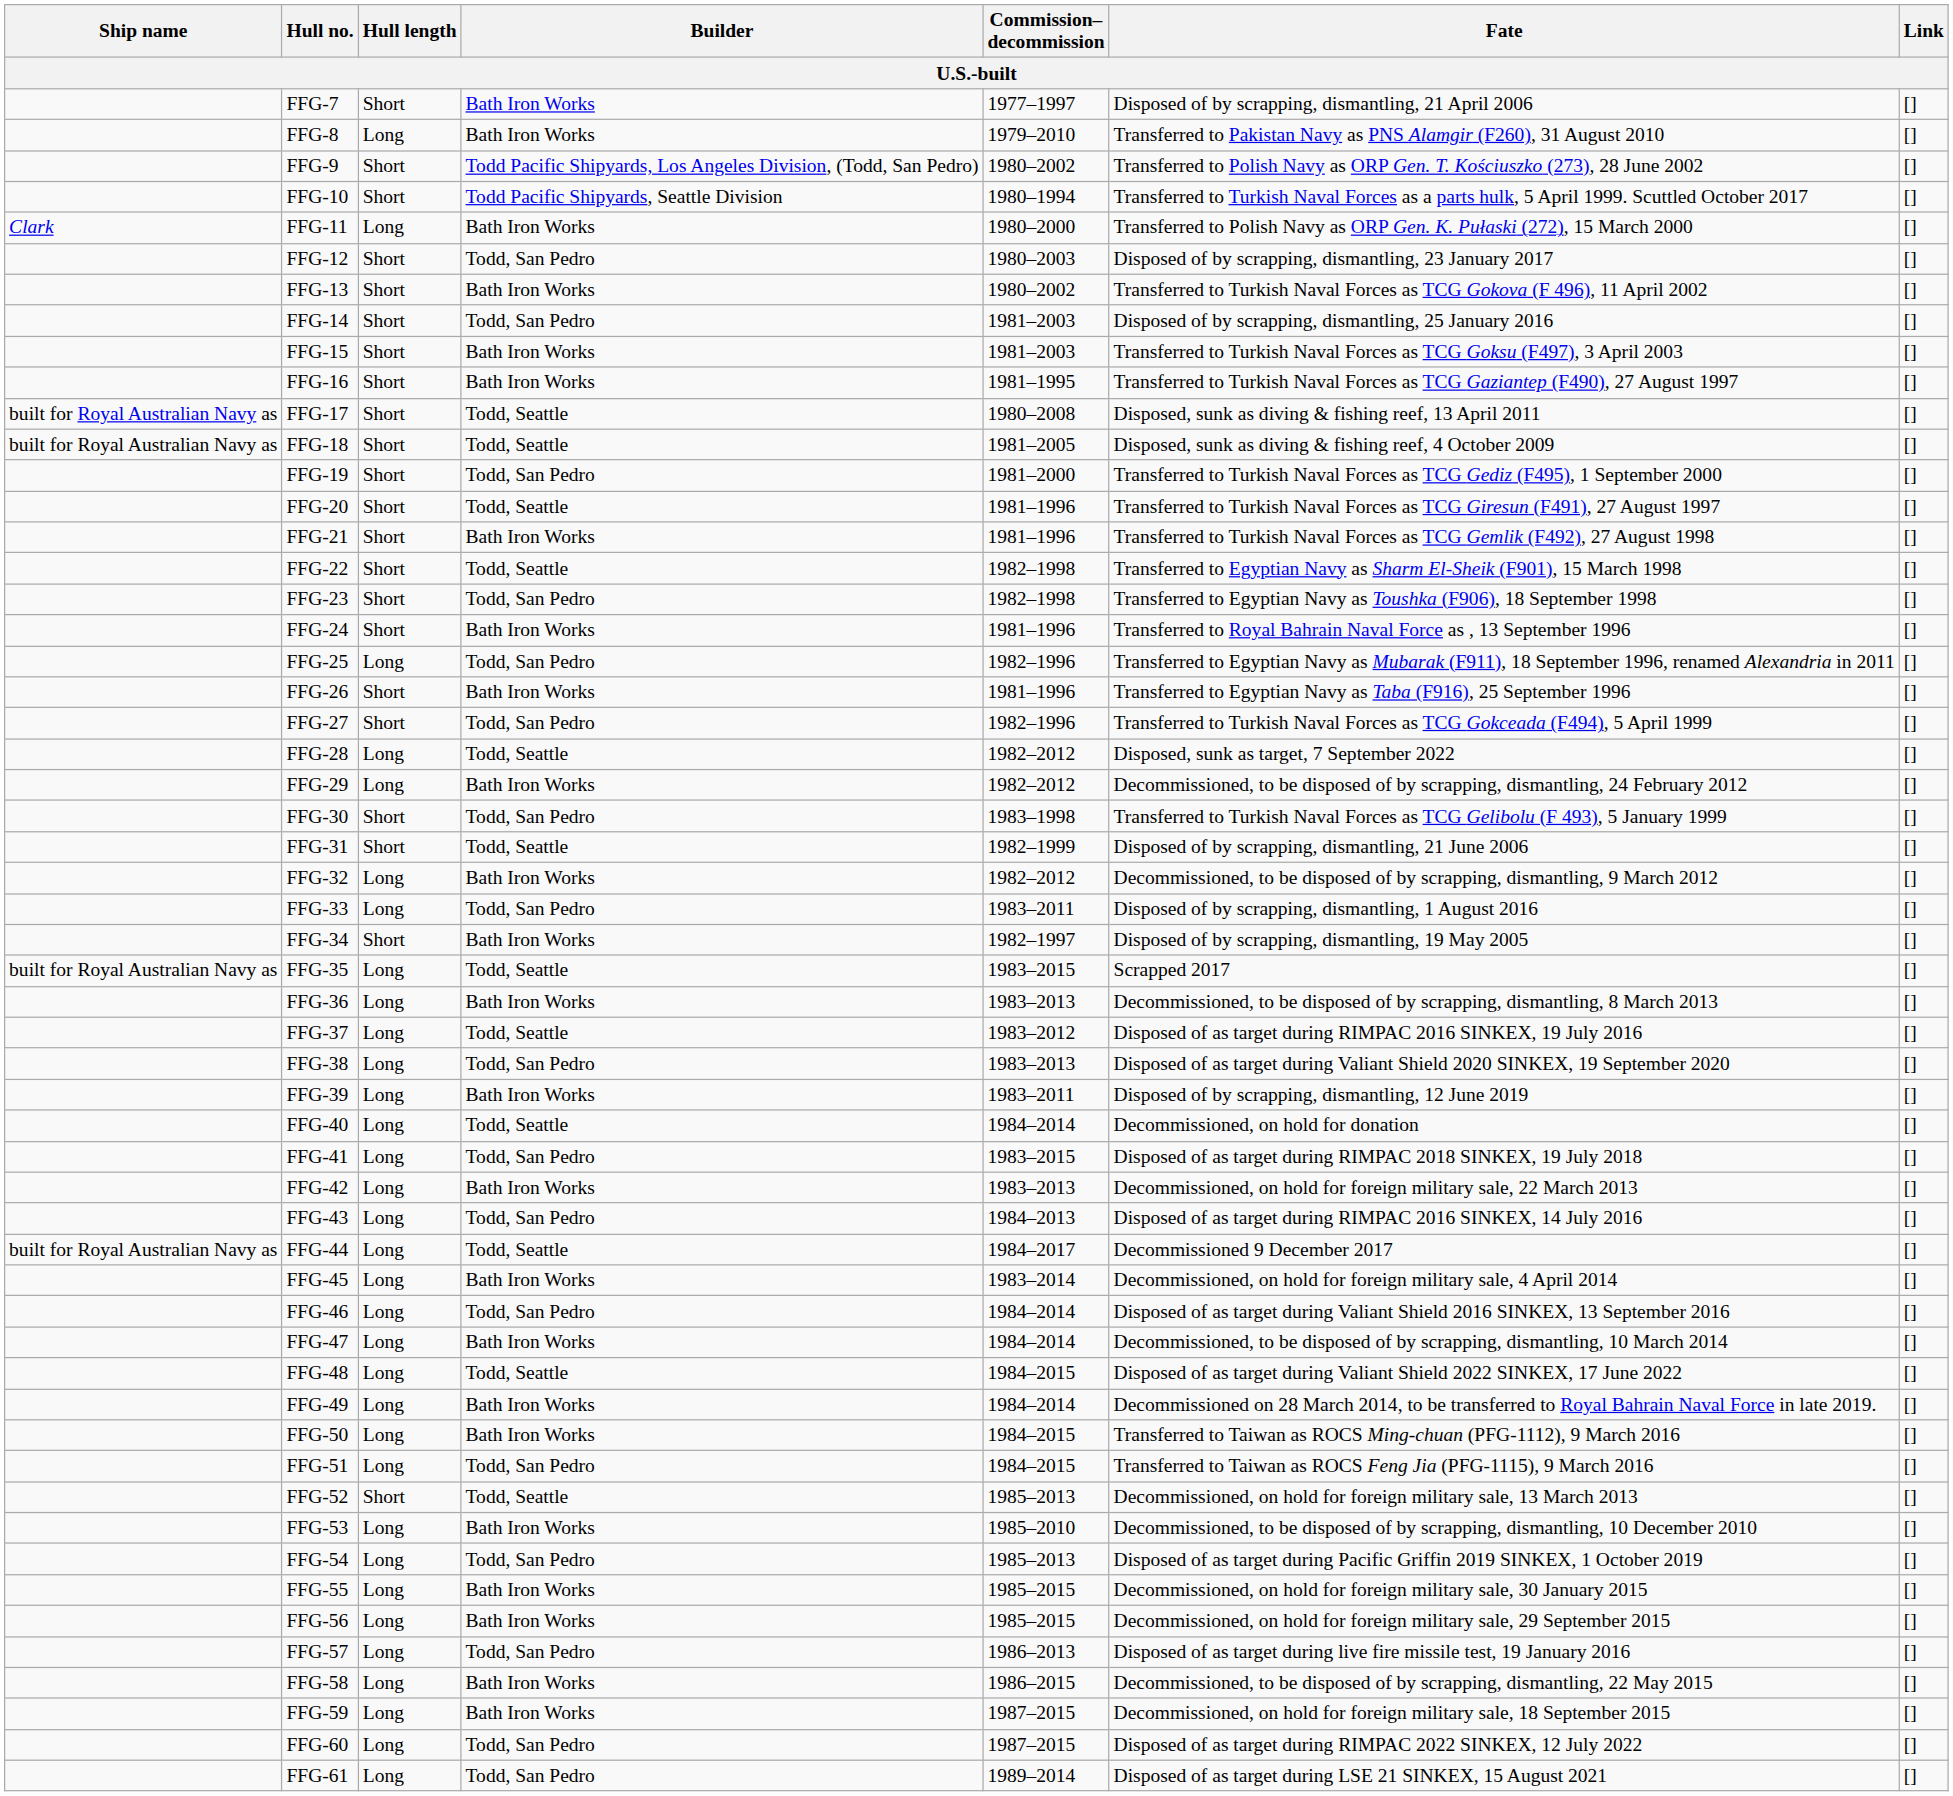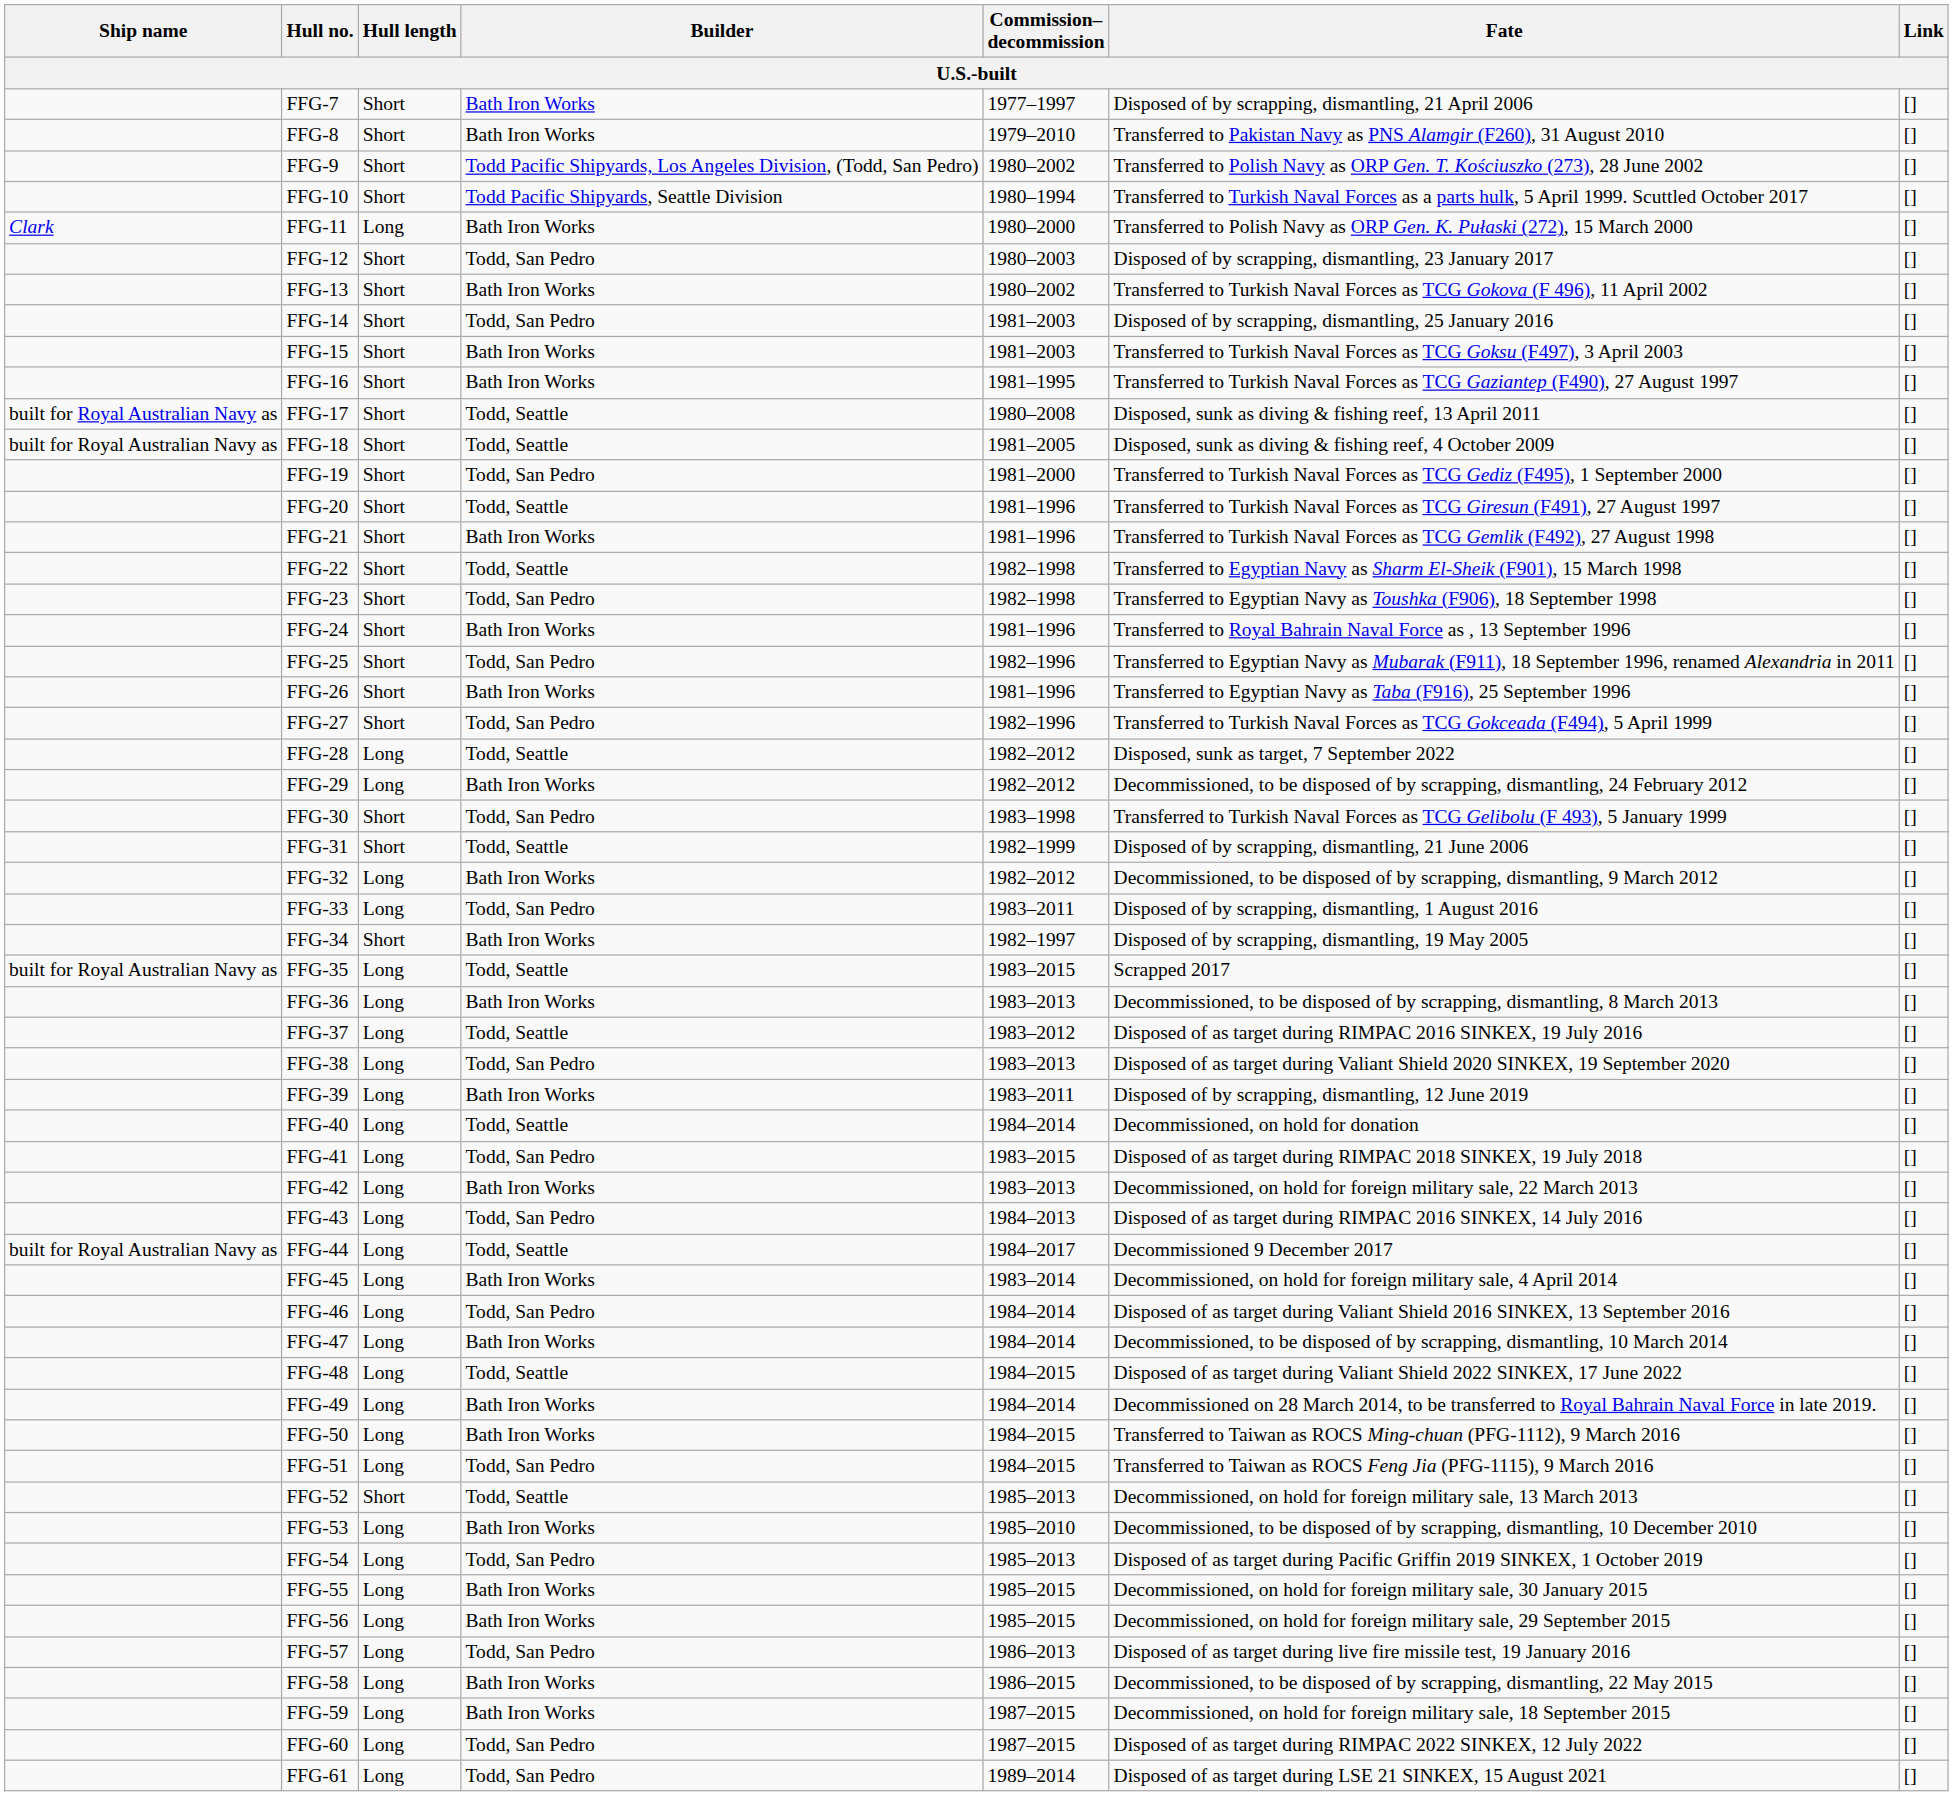(383, 134) Long -> (384, 134) Short
(383, 661) Long -> (384, 661) Short
